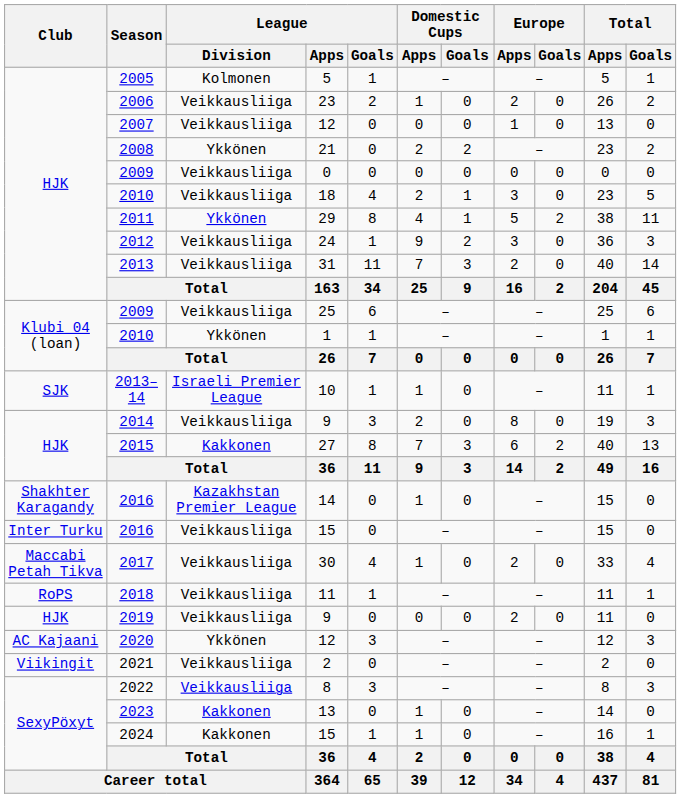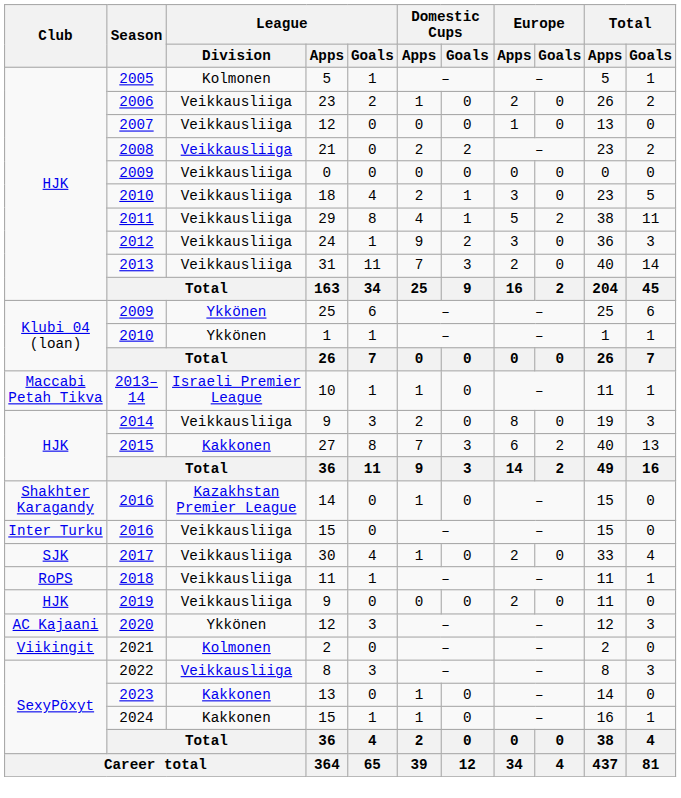(236, 149) Ykkönen -> (236, 149) Veikkausliiga
(236, 219) Ykkönen -> (236, 219) Veikkausliiga
(236, 312) Veikkausliiga -> (236, 312) Ykkönen
(55, 391) SJK -> (56, 391) Maccabi Petah Tikva
(56, 563) Maccabi Petah Tikva -> (55, 555) SJK
(236, 665) Veikkausliiga -> (236, 648) Kolmonen
